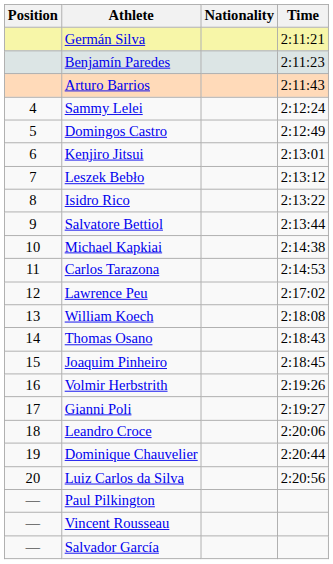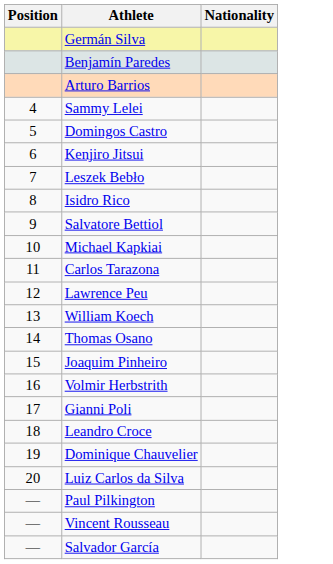- column: (303, 16)
